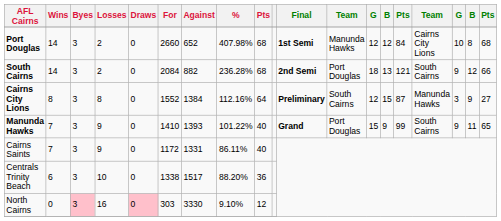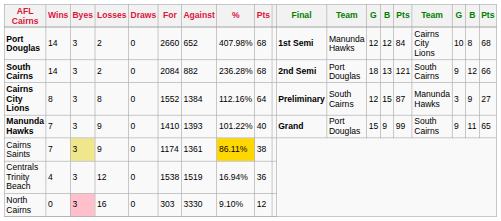(75, 149) no background -> (75, 149) khaki background
(170, 149) 1172 -> (170, 149) 1174
(193, 149) 1331 -> (193, 149) 1361
(233, 149) no background -> (233, 149) gold background
(262, 149) 40 -> (262, 149) 38
(50, 177) 6 -> (50, 177) 4
(102, 177) 10 -> (102, 177) 12
(170, 177) 1338 -> (170, 177) 1538
(193, 177) 1517 -> (193, 177) 1519
(233, 177) 88.20% -> (233, 177) 16.94%
(133, 204) pink background -> (133, 204) no background
